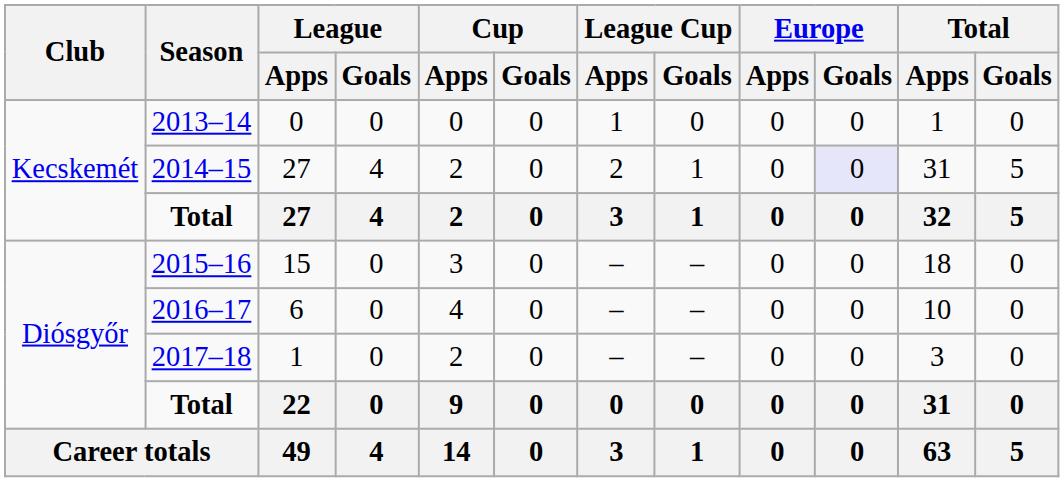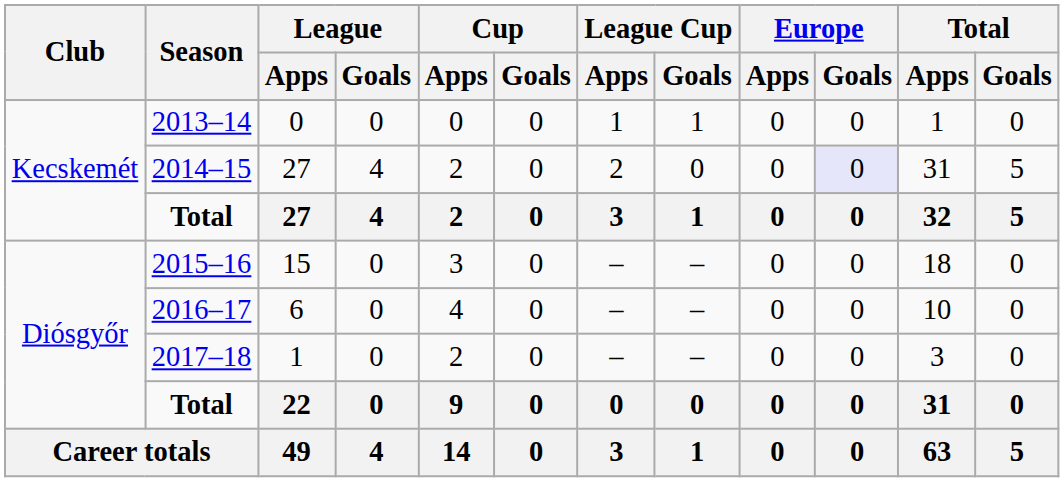(697, 122) 0 -> (697, 122) 1
(697, 169) 1 -> (697, 169) 0
